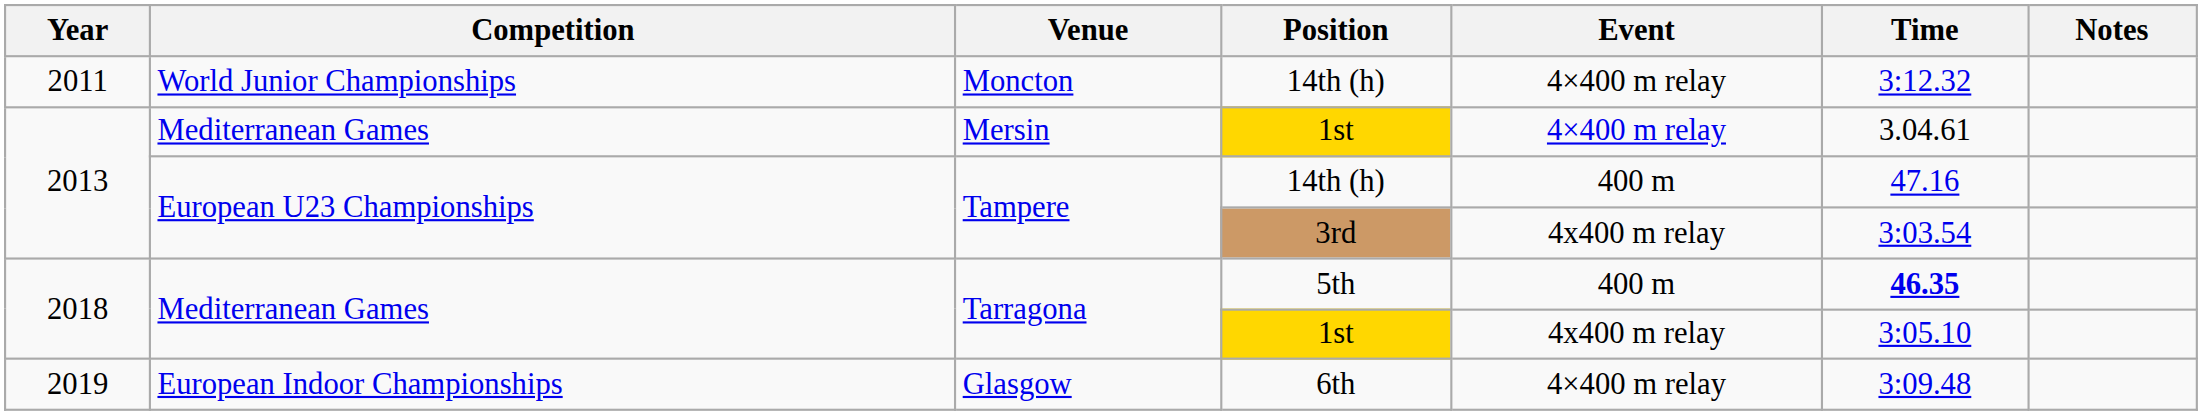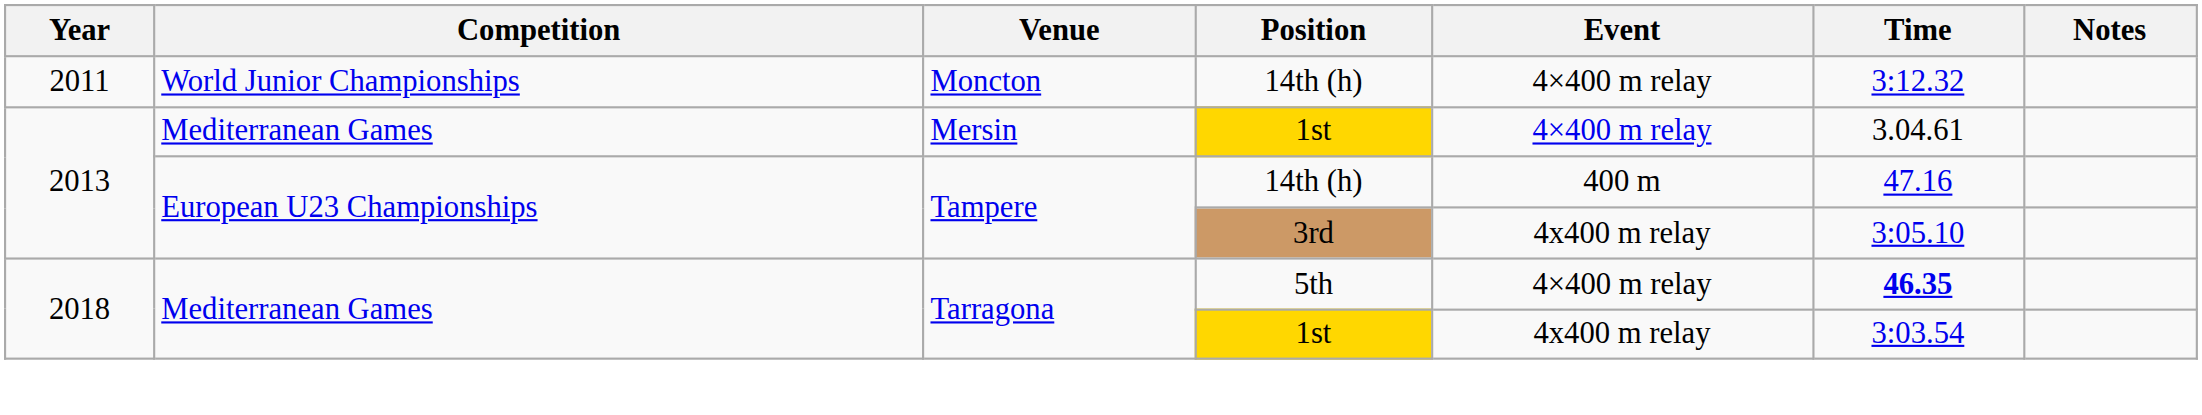(1925, 232) 3:03.54 -> (1918, 232) 3:05.10
(1636, 283) 400 m -> (1622, 283) 4×400 m relay
(1925, 333) 3:05.10 -> (1918, 333) 3:03.54
- row: (1017, 384)
